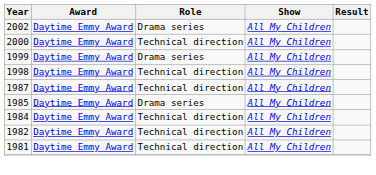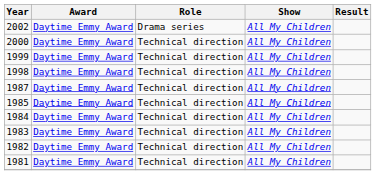(171, 57) Drama series -> (190, 57) Technical direction
(171, 102) Drama series -> (190, 102) Technical direction
+ row: (18, 132)
